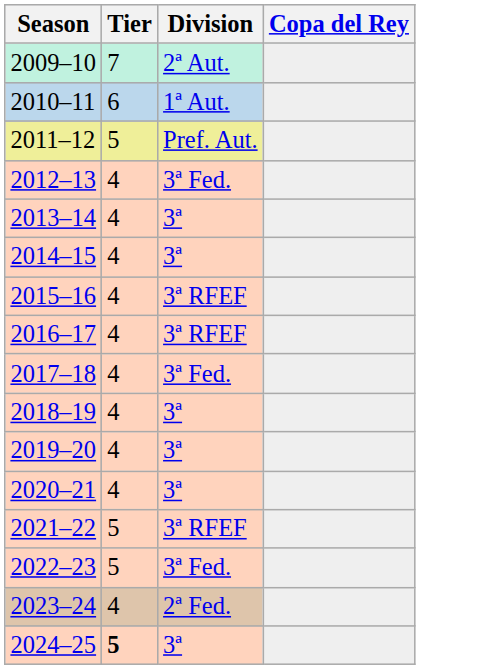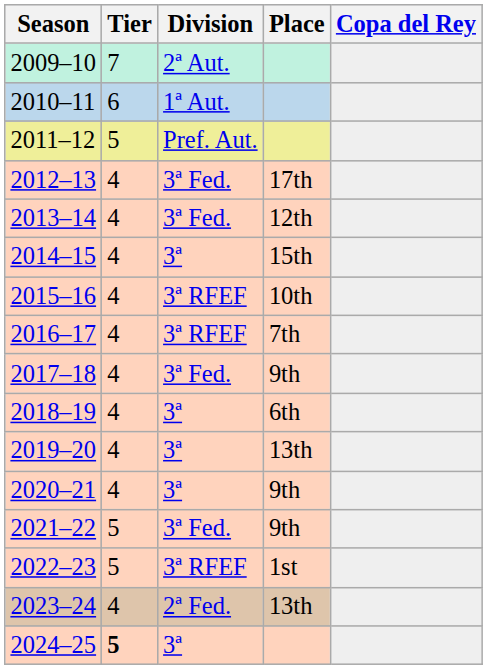+ column: (297, 23)
(173, 218) 3ª -> (197, 218) 3ª Fed.
(205, 528) 3ª RFEF -> (197, 528) 3ª Fed.
(197, 567) 3ª Fed. -> (205, 567) 3ª RFEF
